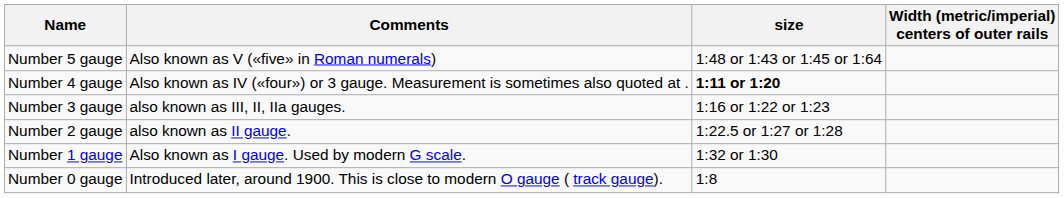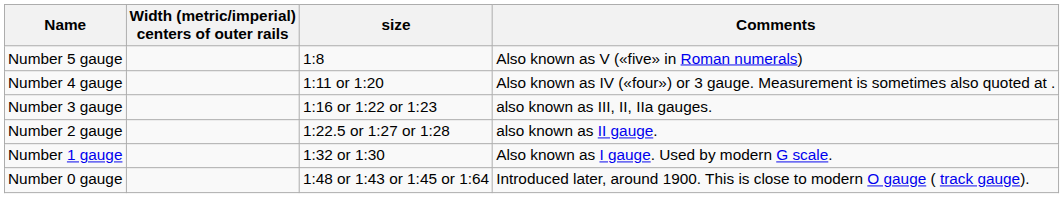columns swapped: (972, 25) <-> (409, 25)
(789, 58) 1:48 or 1:43 or 1:45 or 1:64 -> (314, 58) 1:8
(738, 82) bold -> (343, 82) normal
(707, 180) 1:8 -> (396, 180) 1:48 or 1:43 or 1:45 or 1:64
